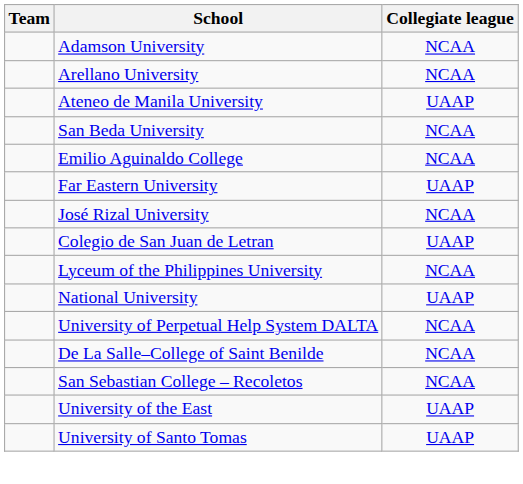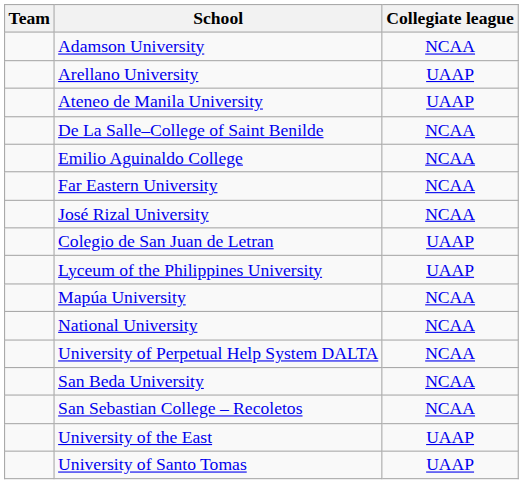(450, 74) NCAA -> (450, 74) UAAP
rows swapped: (191, 353) <-> (131, 130)
(450, 185) UAAP -> (450, 185) NCAA
(450, 269) NCAA -> (450, 269) UAAP
+ row: (122, 297)
(450, 297) UAAP -> (450, 325) NCAA
